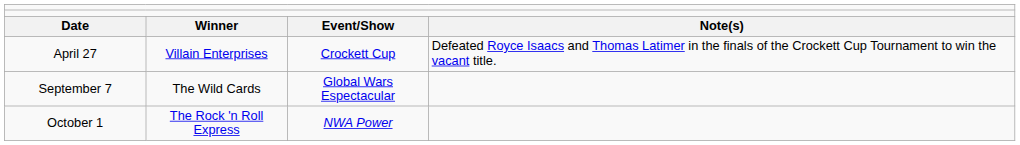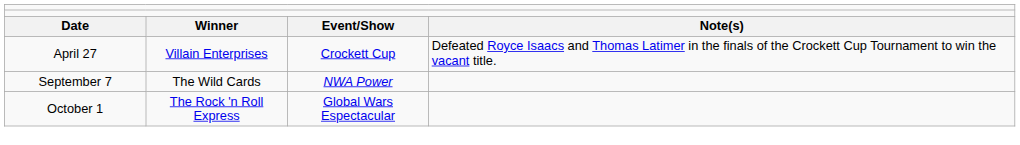(358, 88) Global Wars Espectacular -> (358, 81) NWA Power
(358, 123) NWA Power -> (358, 108) Global Wars Espectacular
